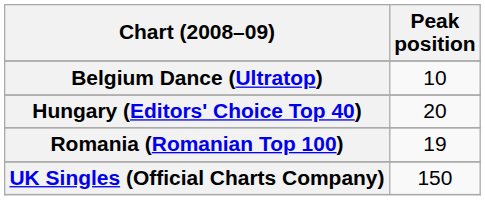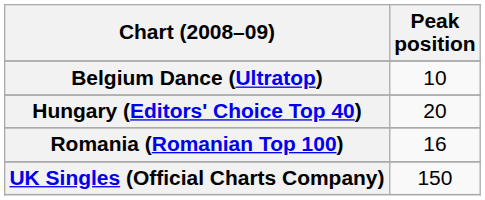(435, 144) 19 -> (435, 144) 16
